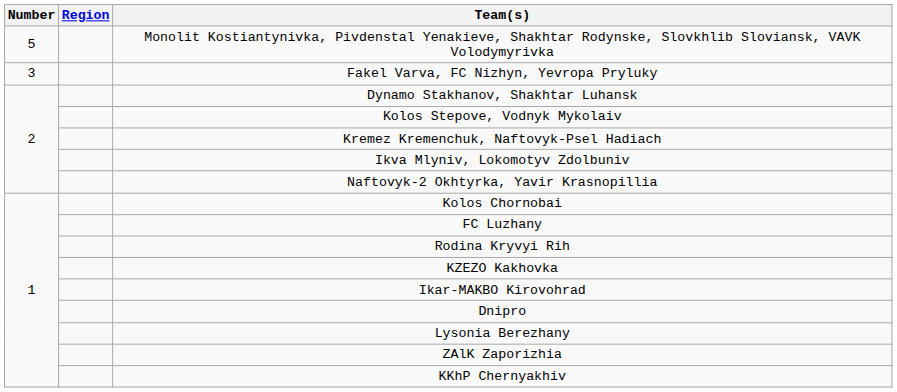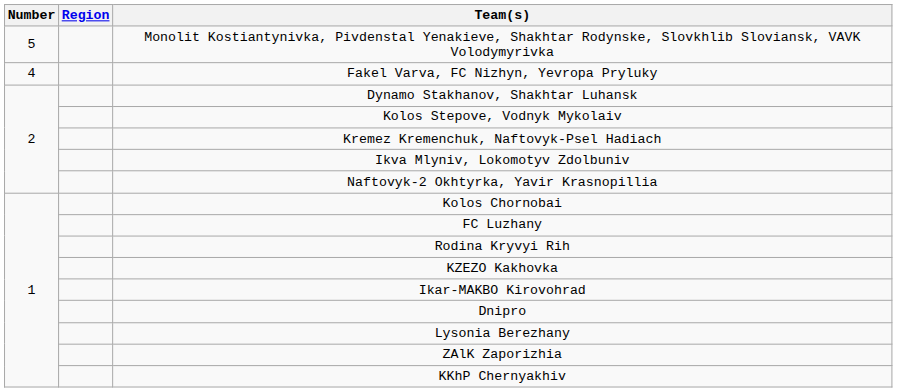(32, 74) 3 -> (32, 74) 4
